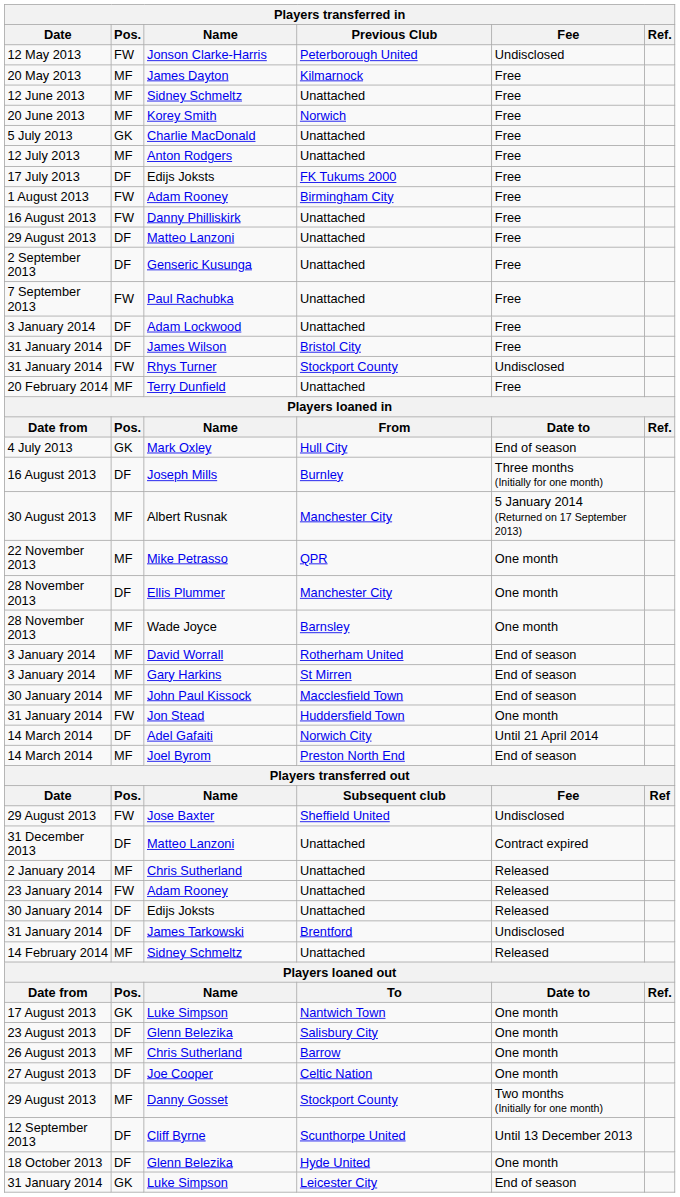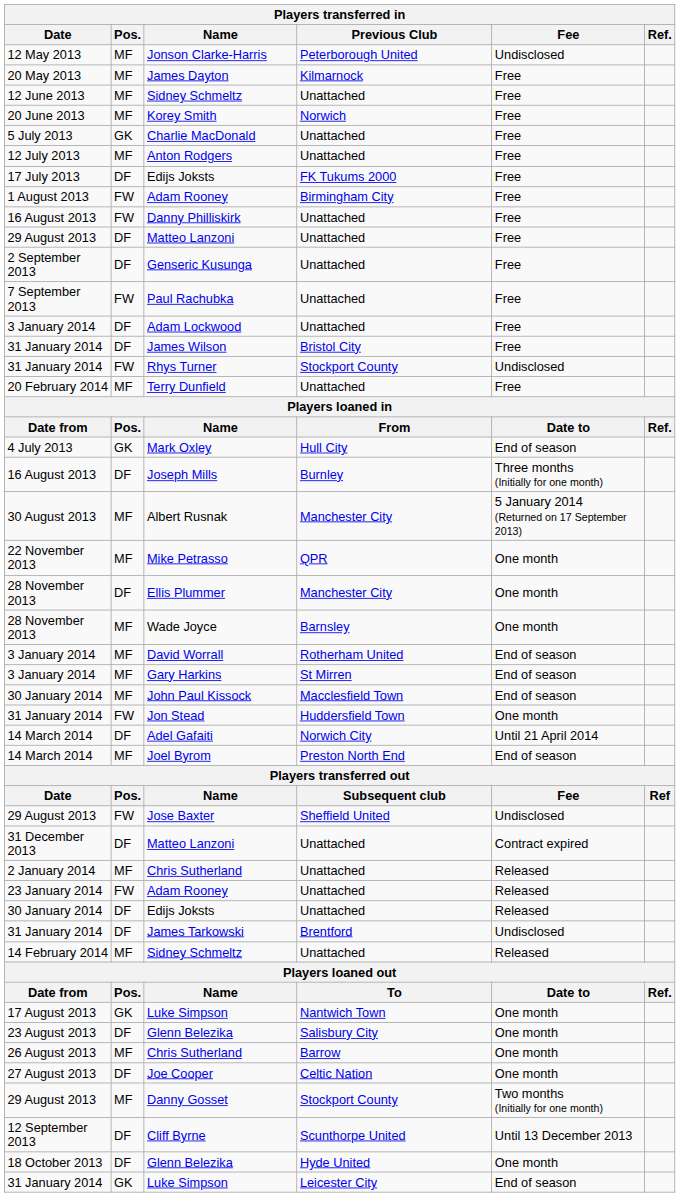(124, 55) FW -> (123, 55) MF
